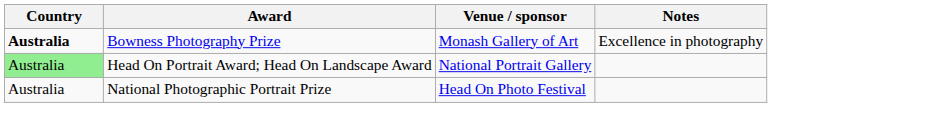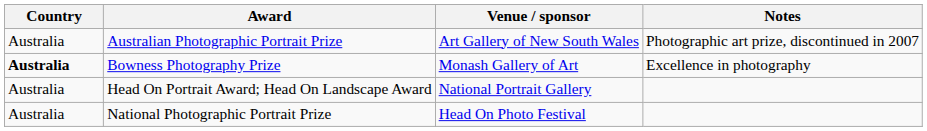+ row: (225, 41)
(36, 65) lightgreen background -> (36, 89) no background
